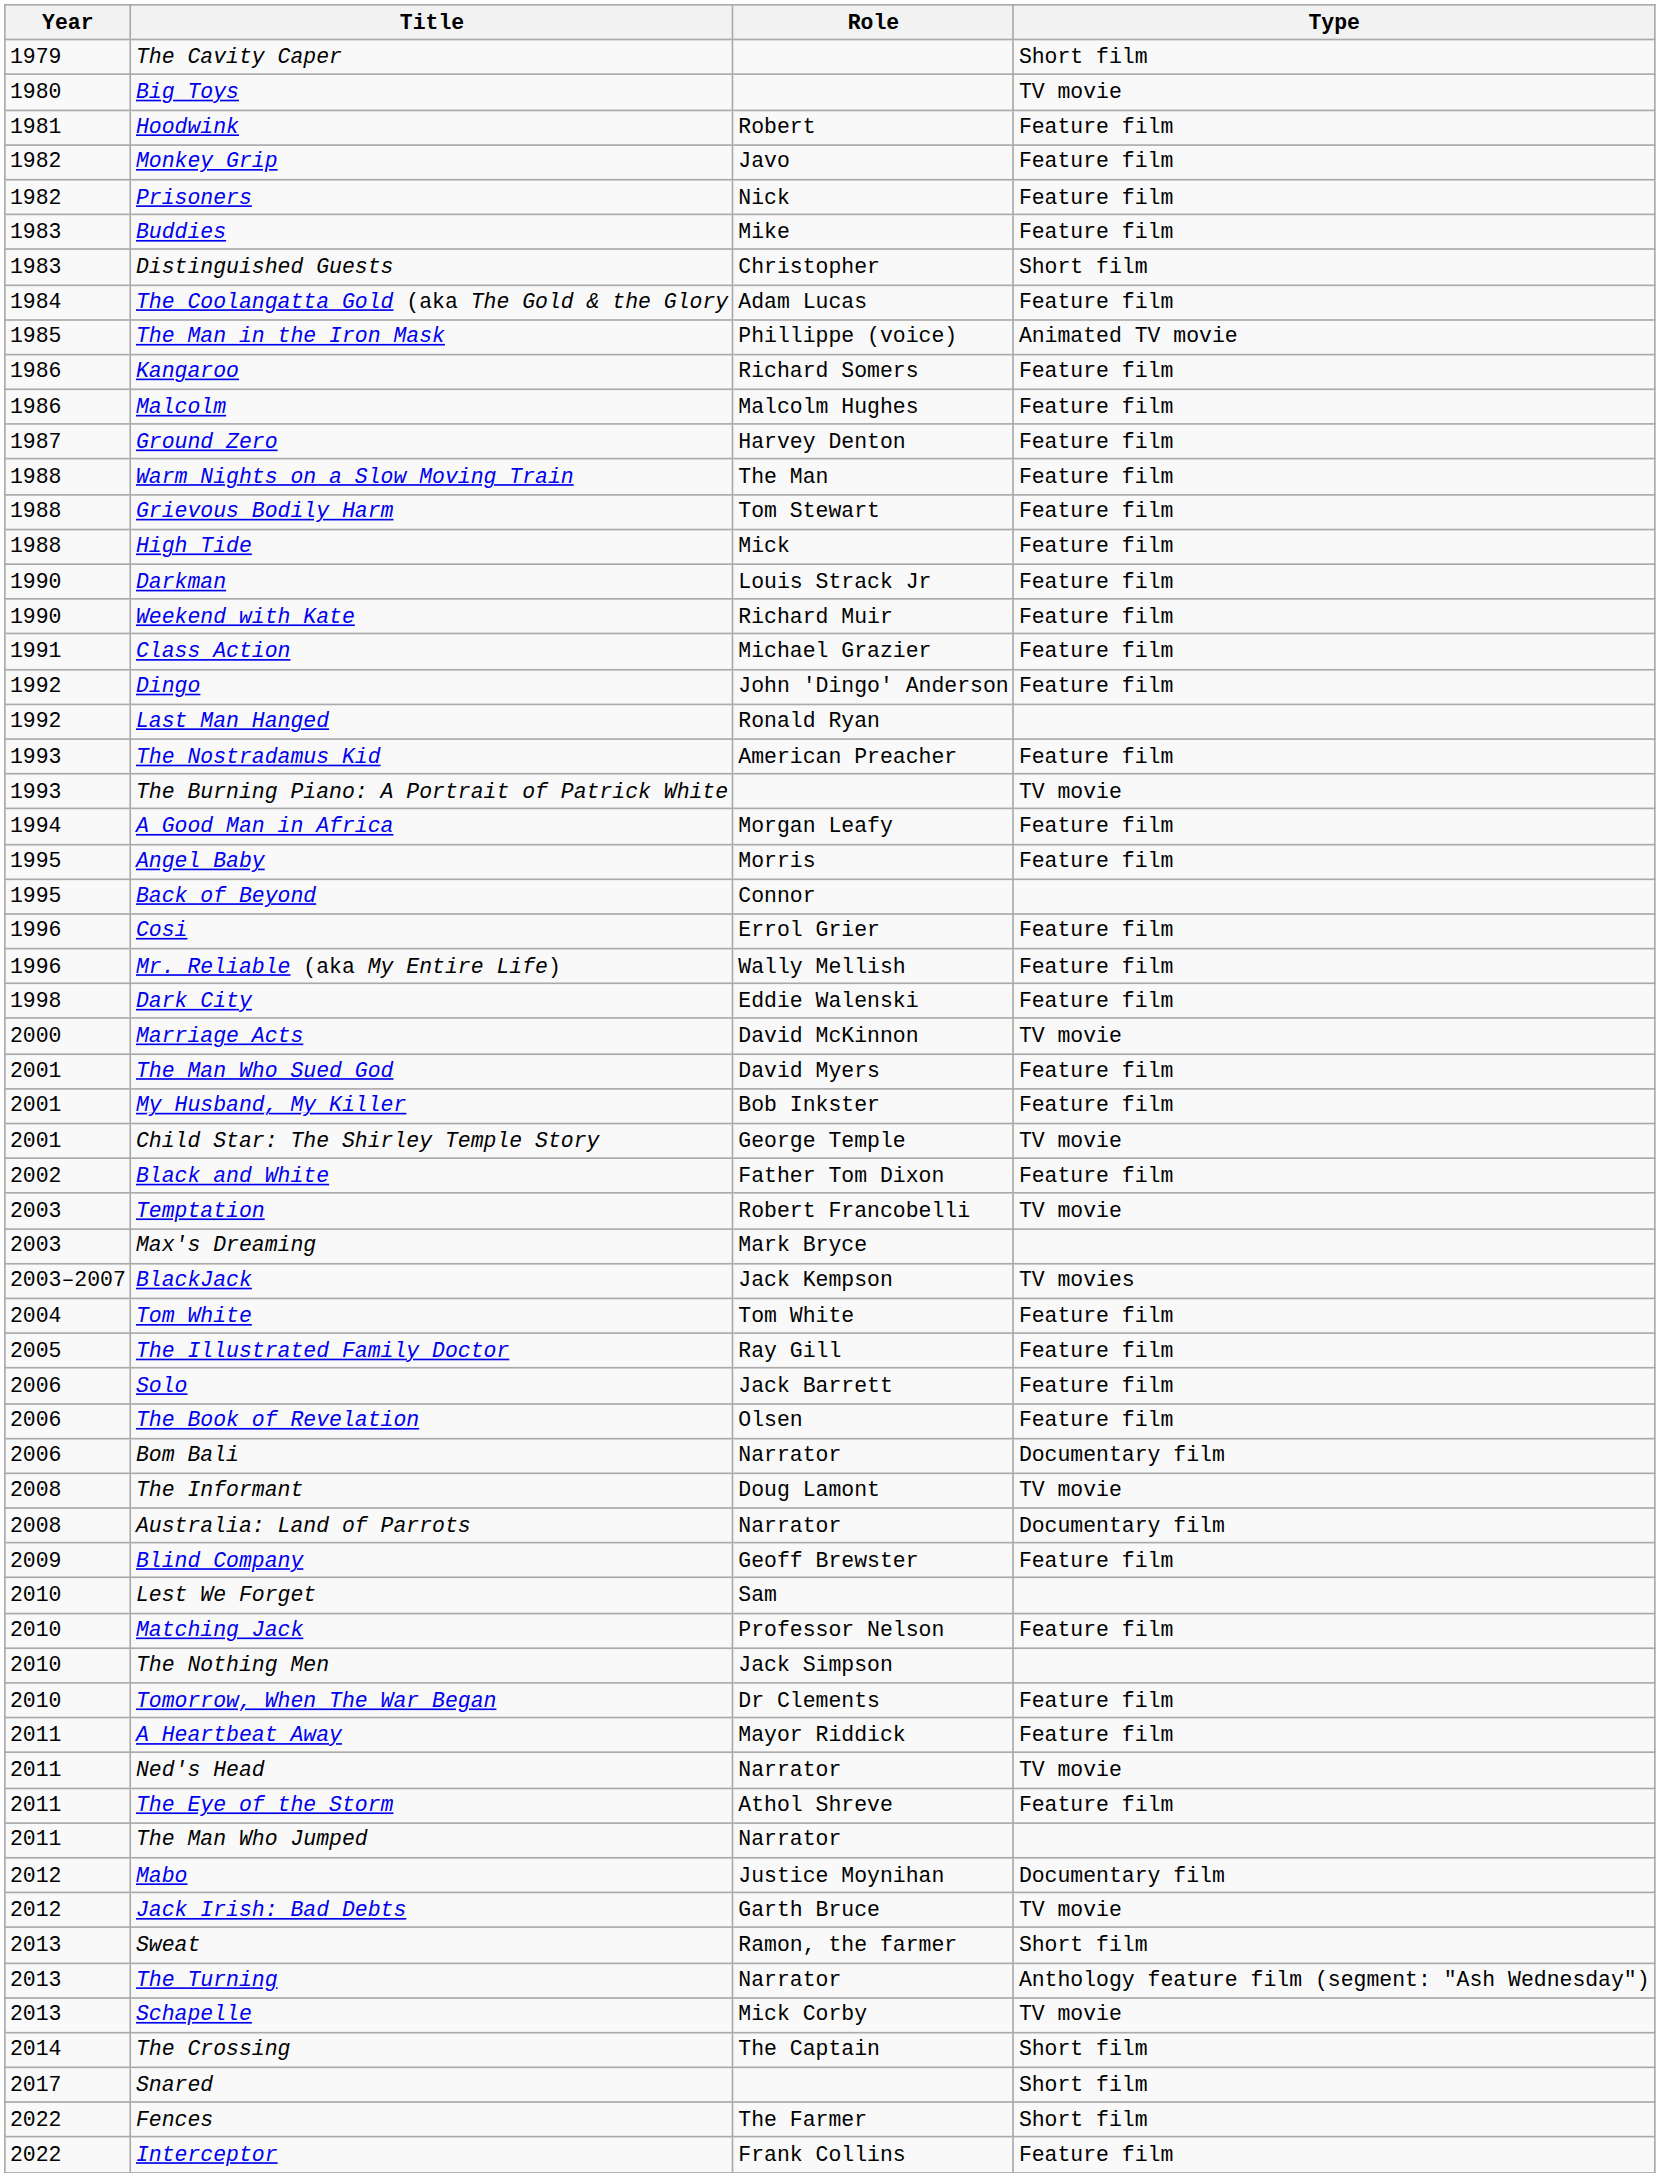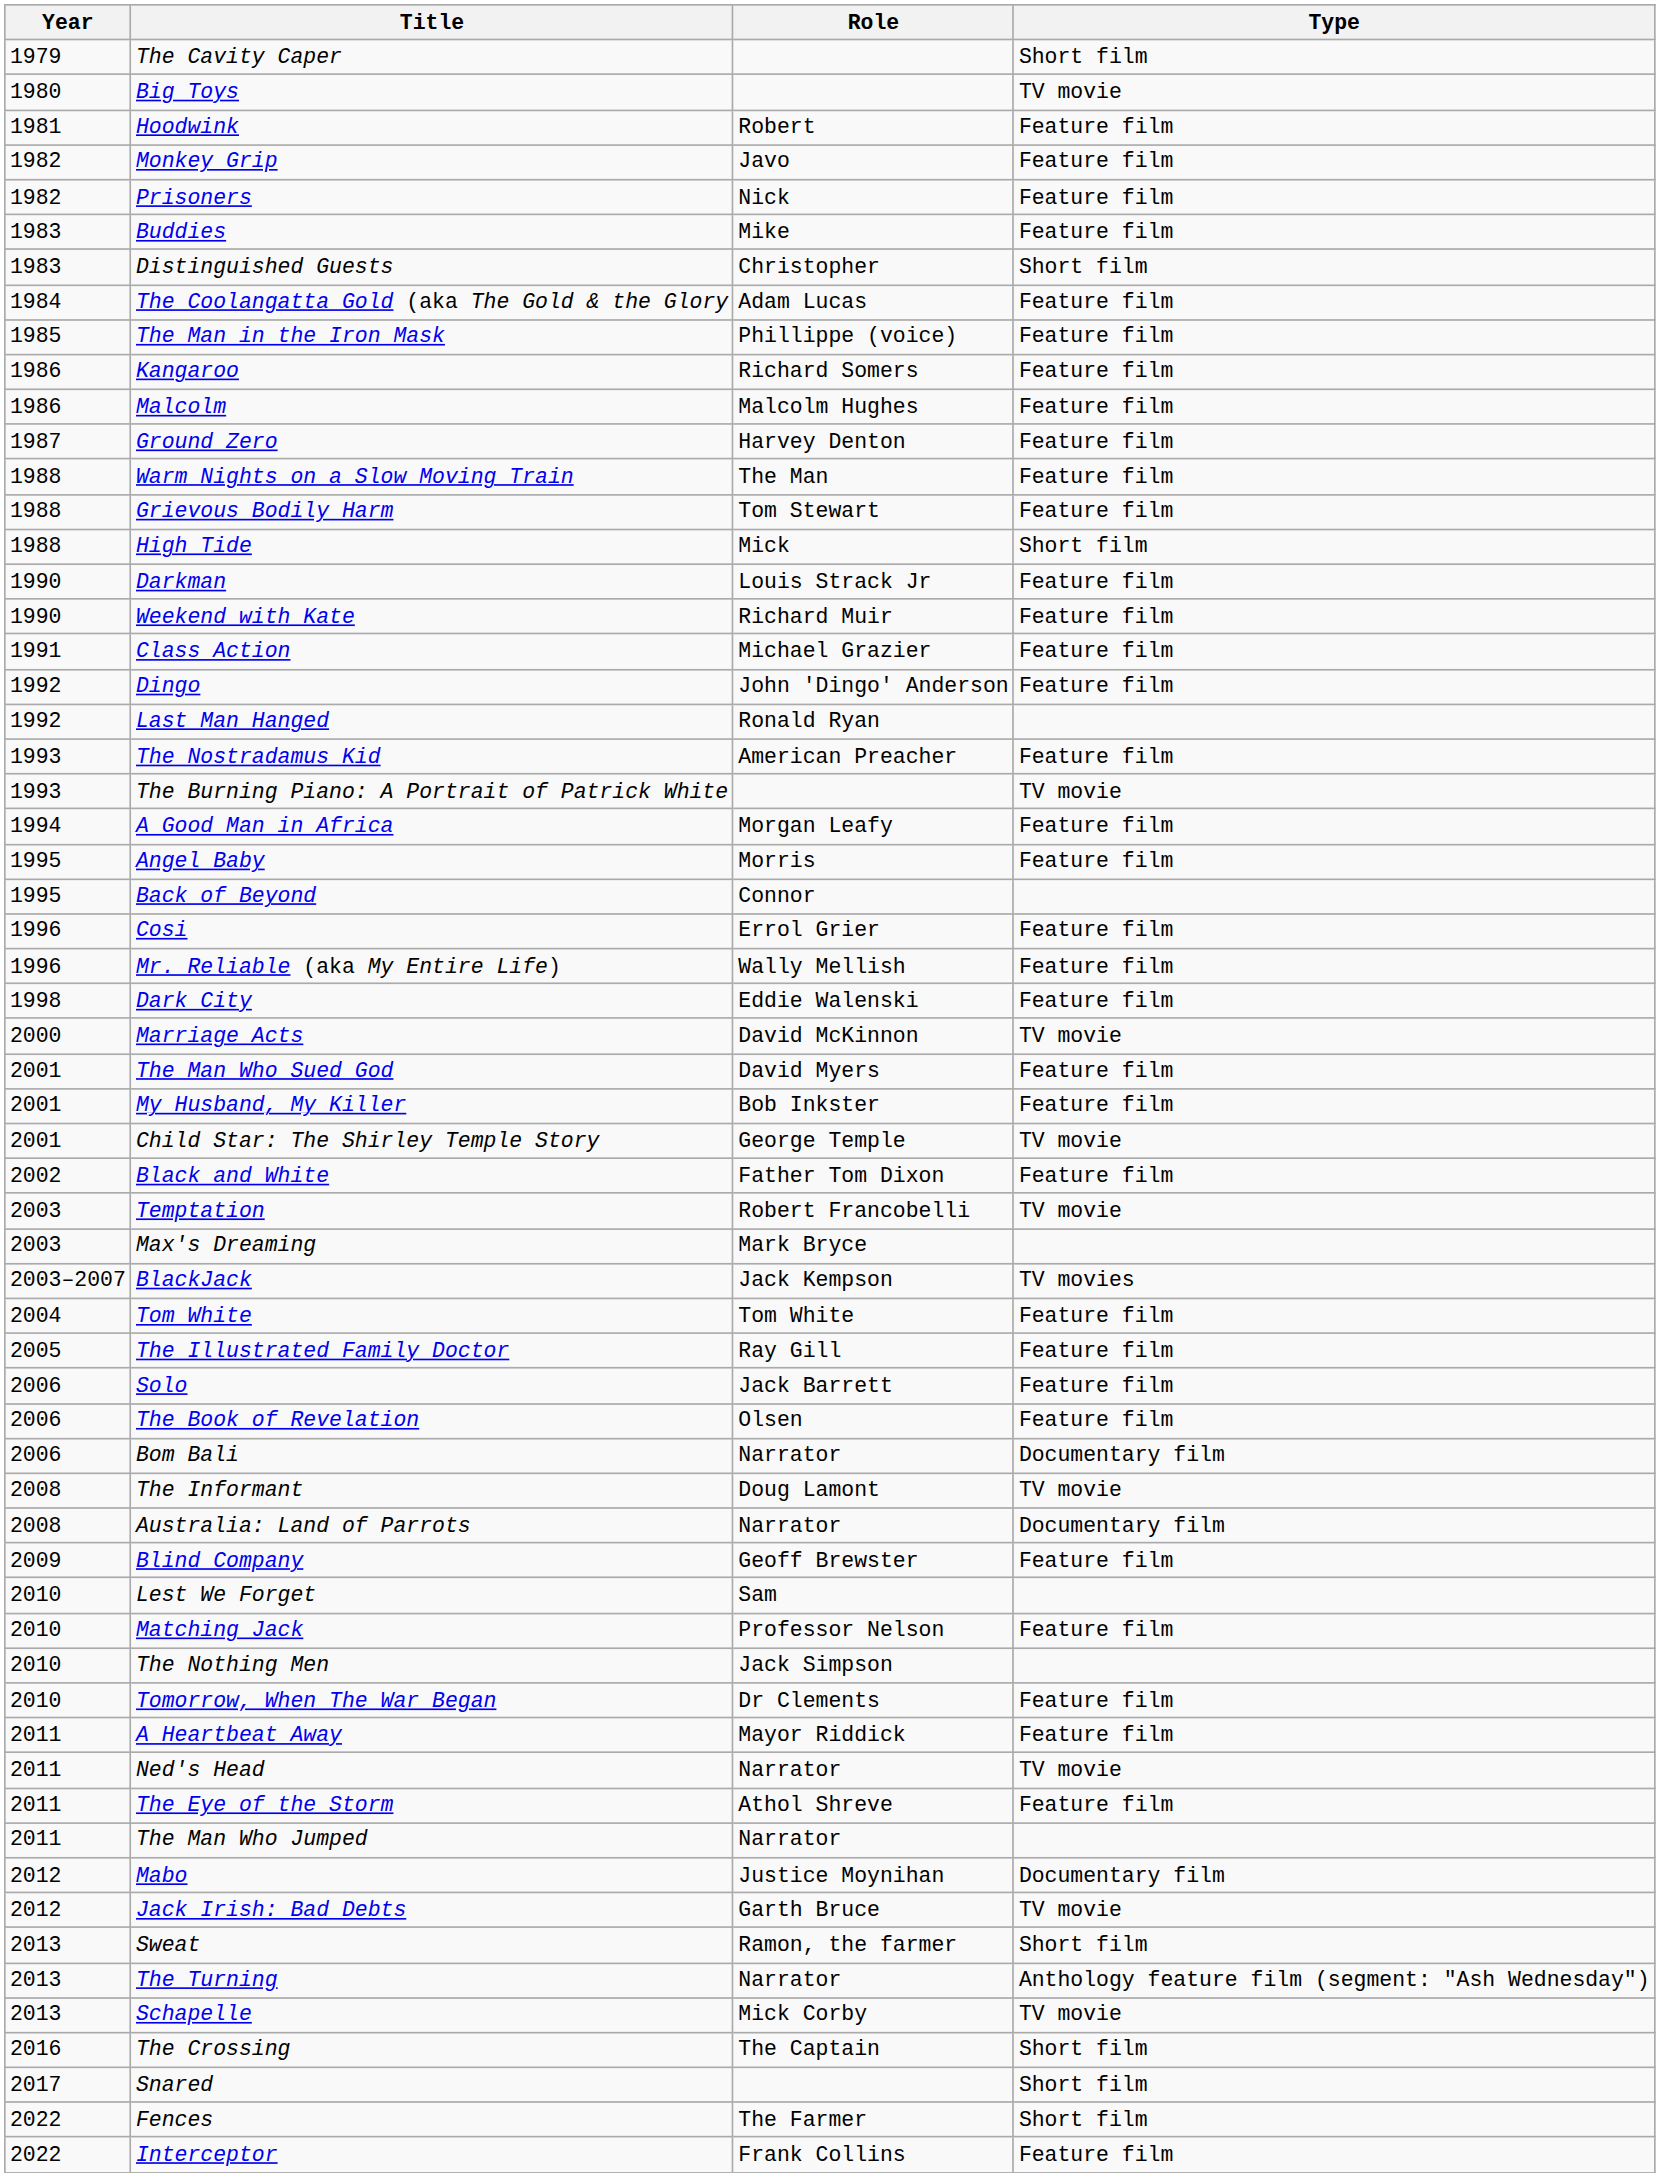(1128, 337) Animated TV movie -> (1096, 337) Feature film
(1096, 547) Feature film -> (1083, 547) Short film
(36, 2050) 2014 -> (36, 2050) 2016
